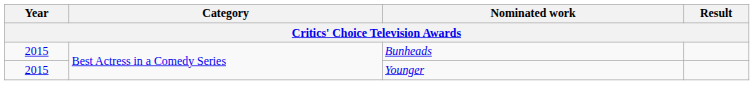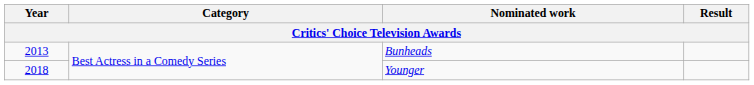(37, 51) 2015 -> (37, 51) 2013
(37, 70) 2015 -> (37, 70) 2018
